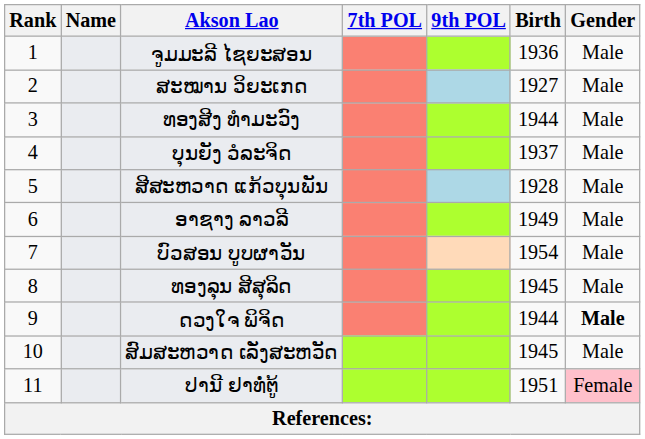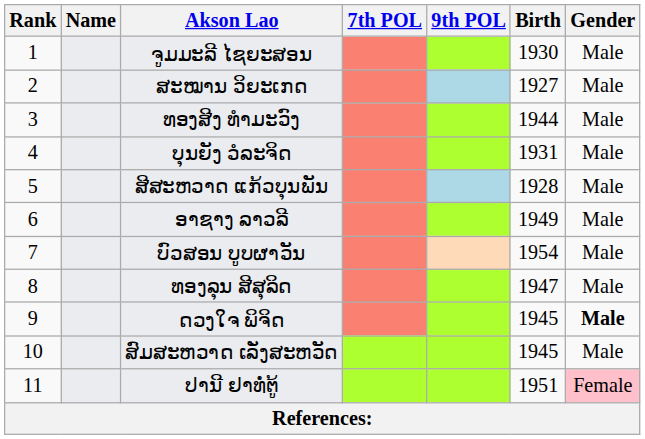(538, 53) 1936 -> (538, 53) 1930
(538, 152) 1937 -> (538, 152) 1931
(538, 285) 1945 -> (538, 285) 1947
(538, 318) 1944 -> (538, 318) 1945
